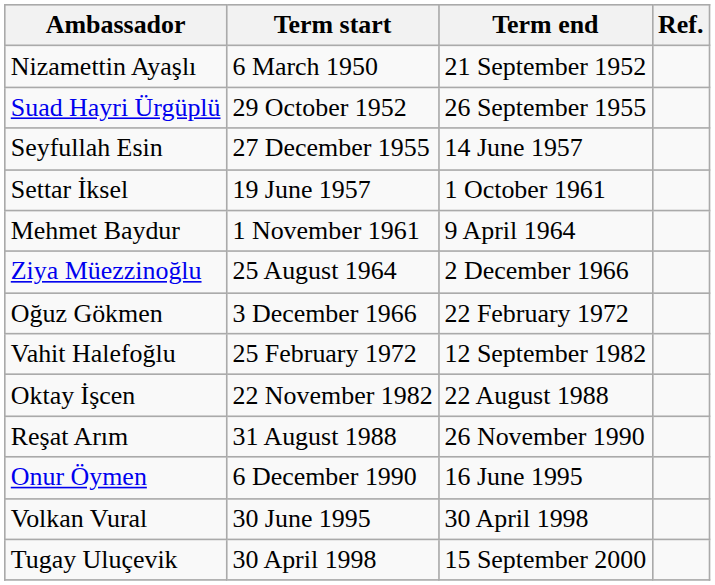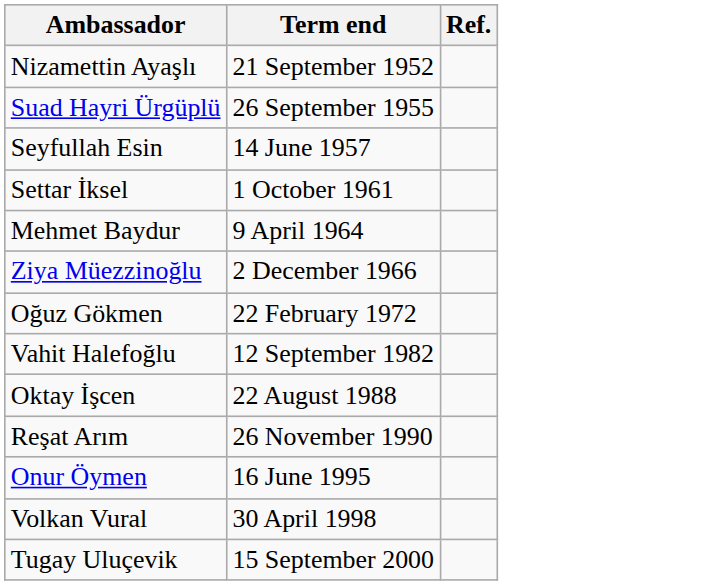- column: (333, 25)
